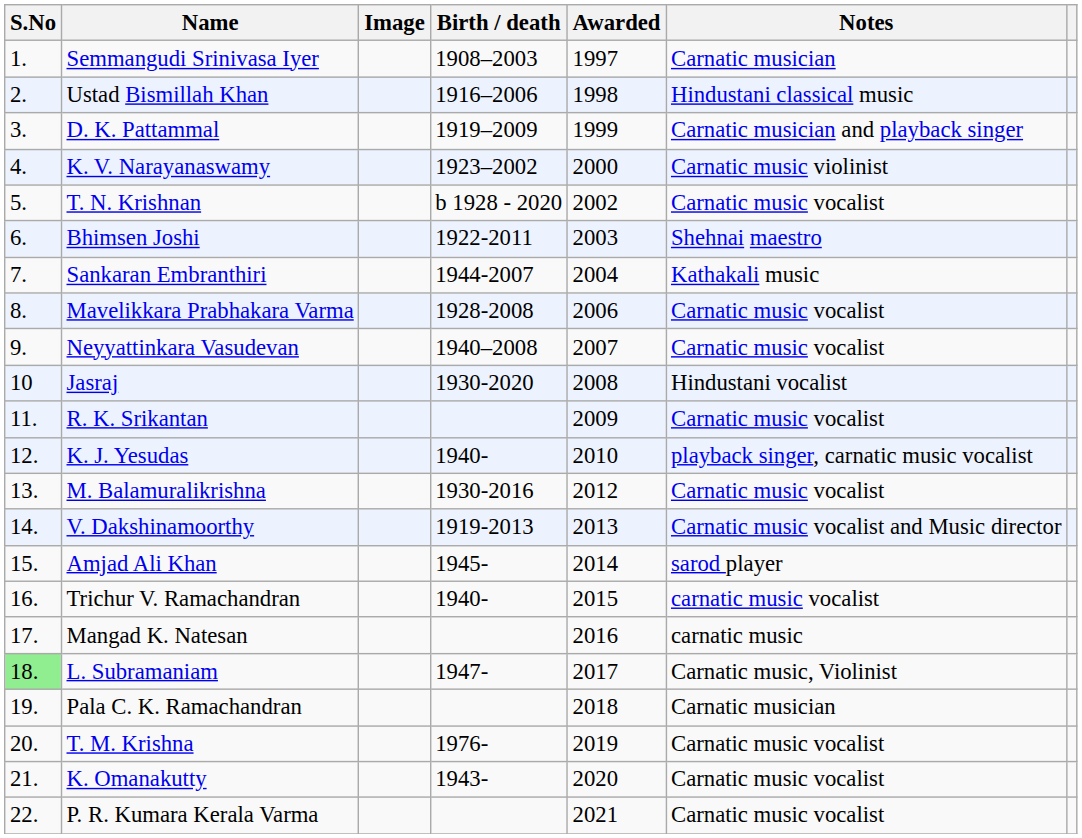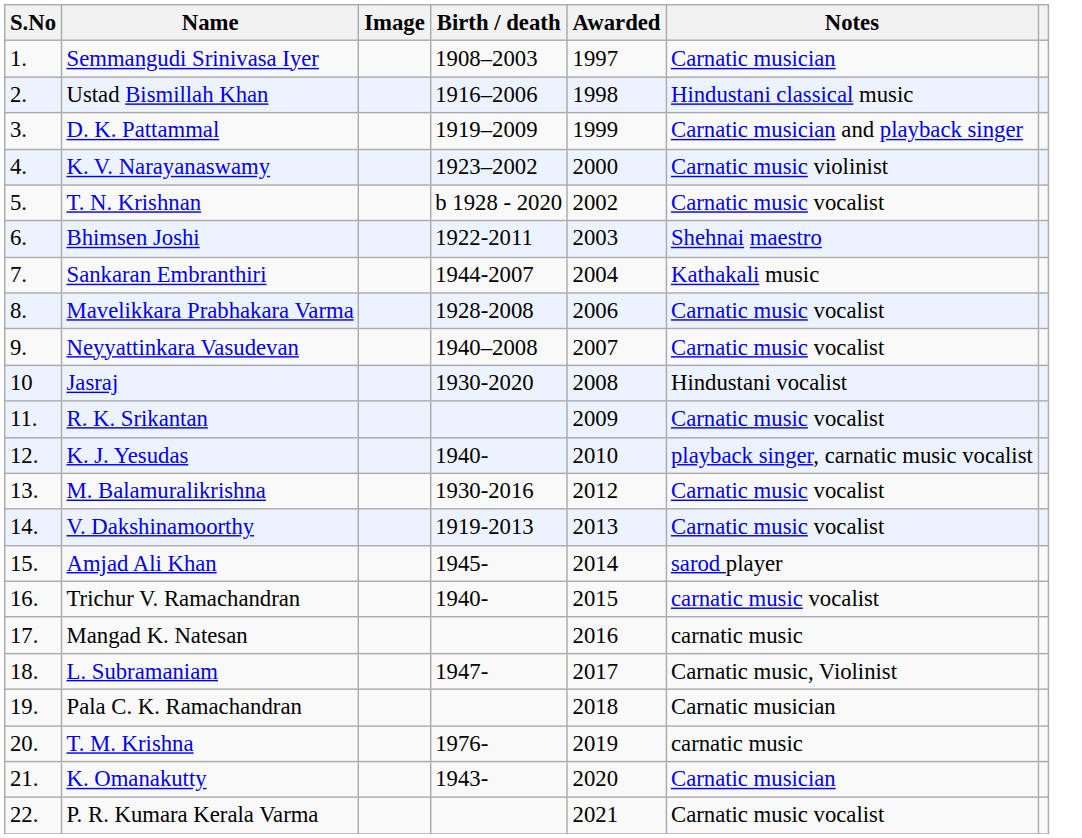(866, 526) Carnatic music vocalist and Music director -> (778, 526) Carnatic music vocalist
(24, 671) lightgreen background -> (24, 671) no background
(778, 743) Carnatic music vocalist -> (737, 743) carnatic music
(778, 779) Carnatic music vocalist -> (753, 779) Carnatic musician
